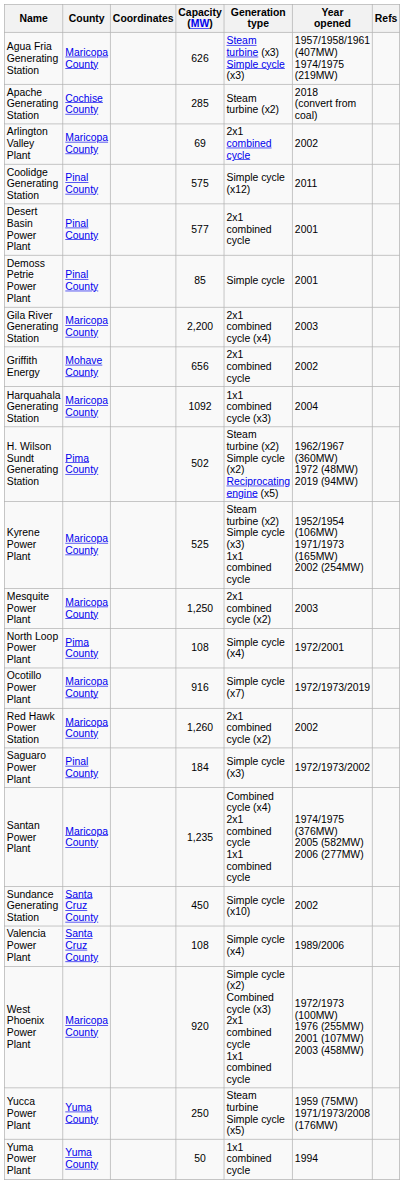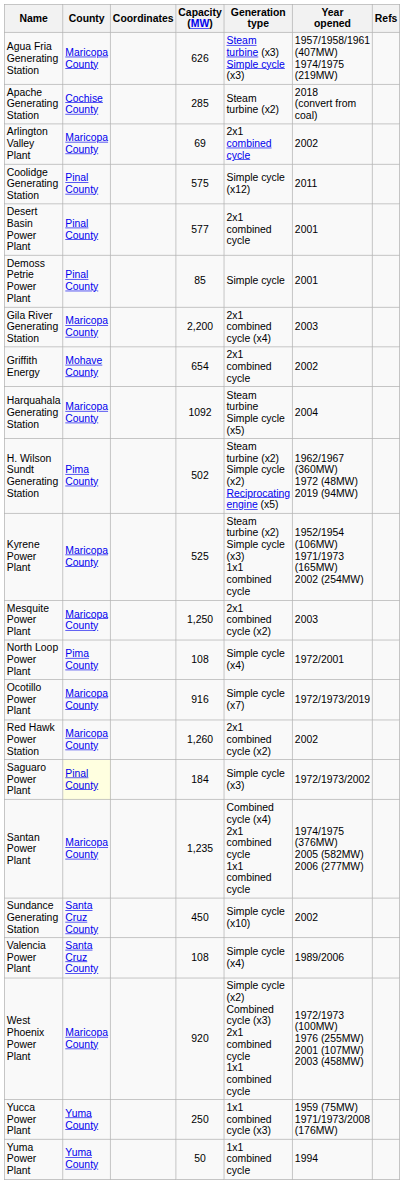(200, 366) 656 -> (200, 366) 654
(249, 406) 1x1 combined cycle (x3) -> (256, 412) Steam turbine Simple cycle (x5)
(82, 768) no background -> (82, 779) lightyellow background
(256, 1113) Steam turbine Simple cycle (x5) -> (249, 1119) 1x1 combined cycle (x3)
